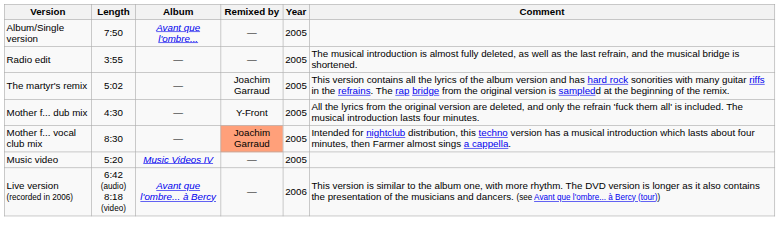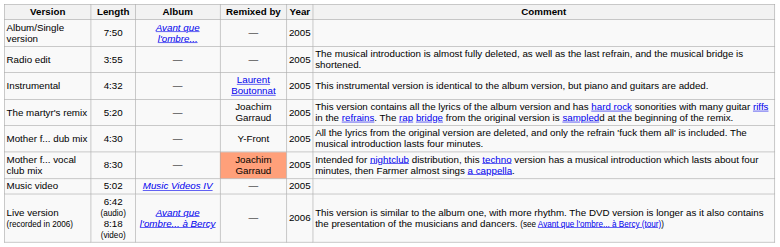+ row: (33, 86)
(113, 86) 5:02 -> (113, 112) 5:20
(113, 160) 5:20 -> (113, 186) 5:02
